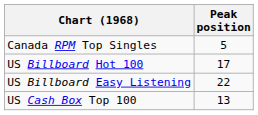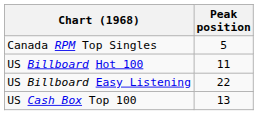(224, 64) 17 -> (224, 64) 11
